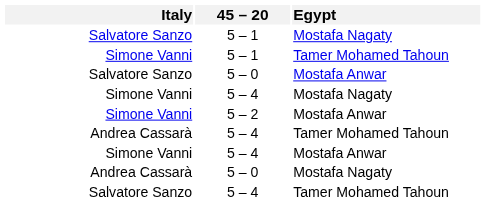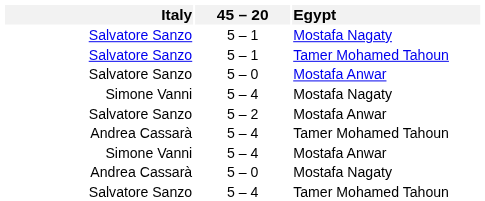(149, 55) Simone Vanni -> (140, 55) Salvatore Sanzo
(149, 114) Simone Vanni -> (140, 114) Salvatore Sanzo
